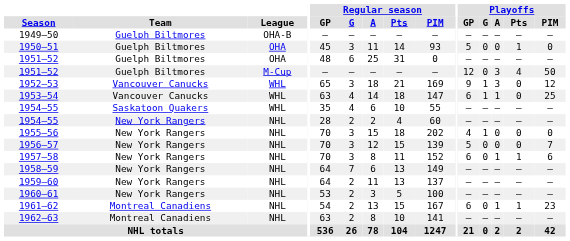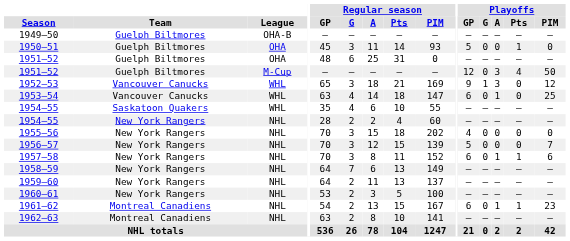(485, 96) 1 -> (485, 96) 0
(485, 133) 1 -> (485, 133) 0
